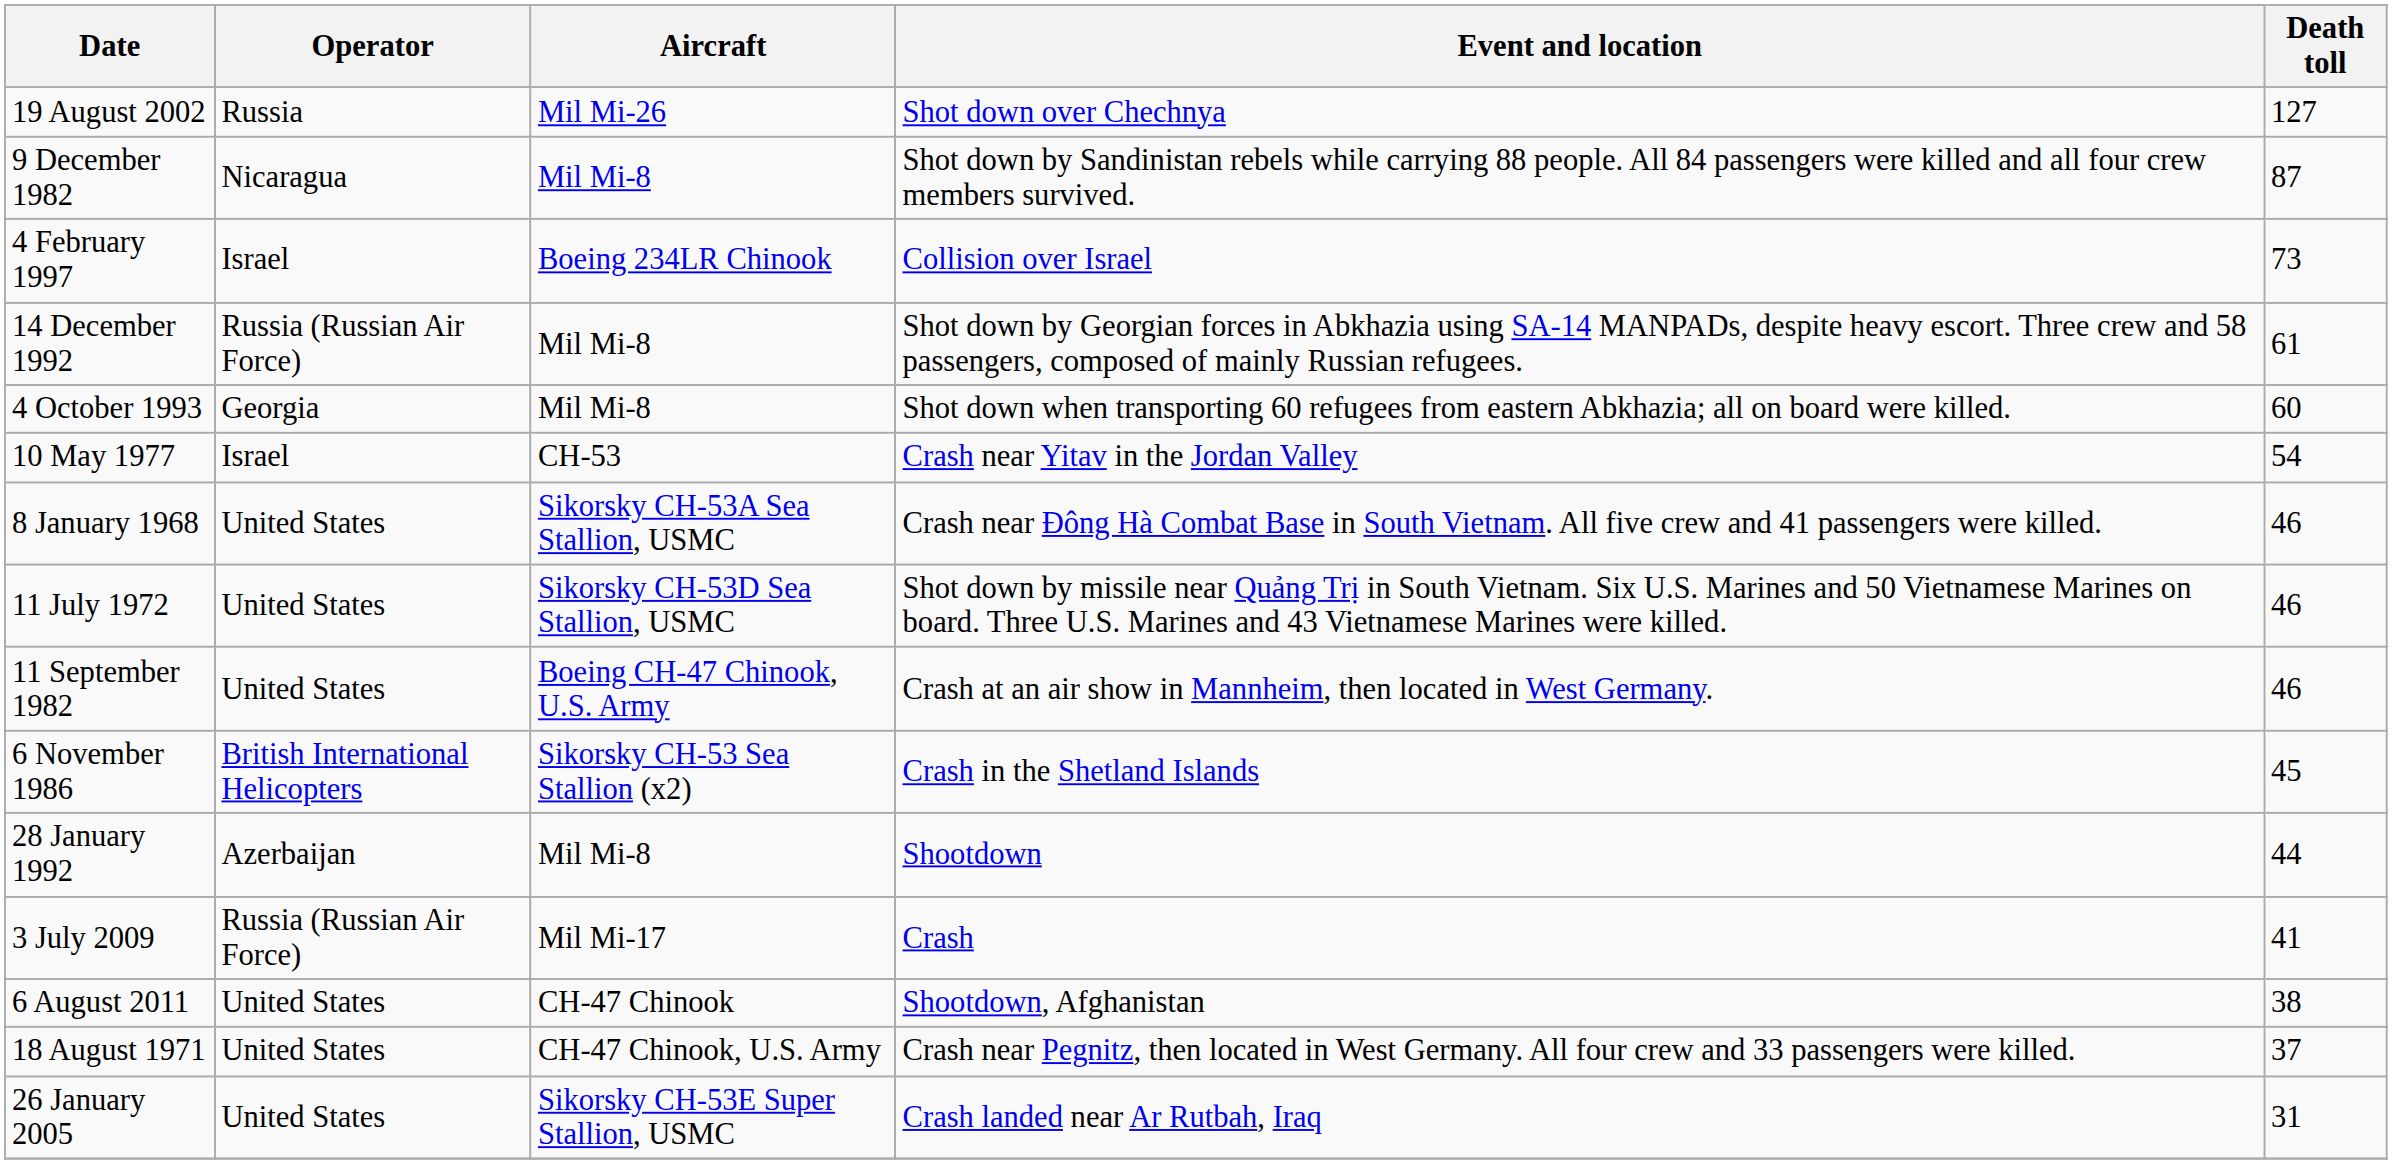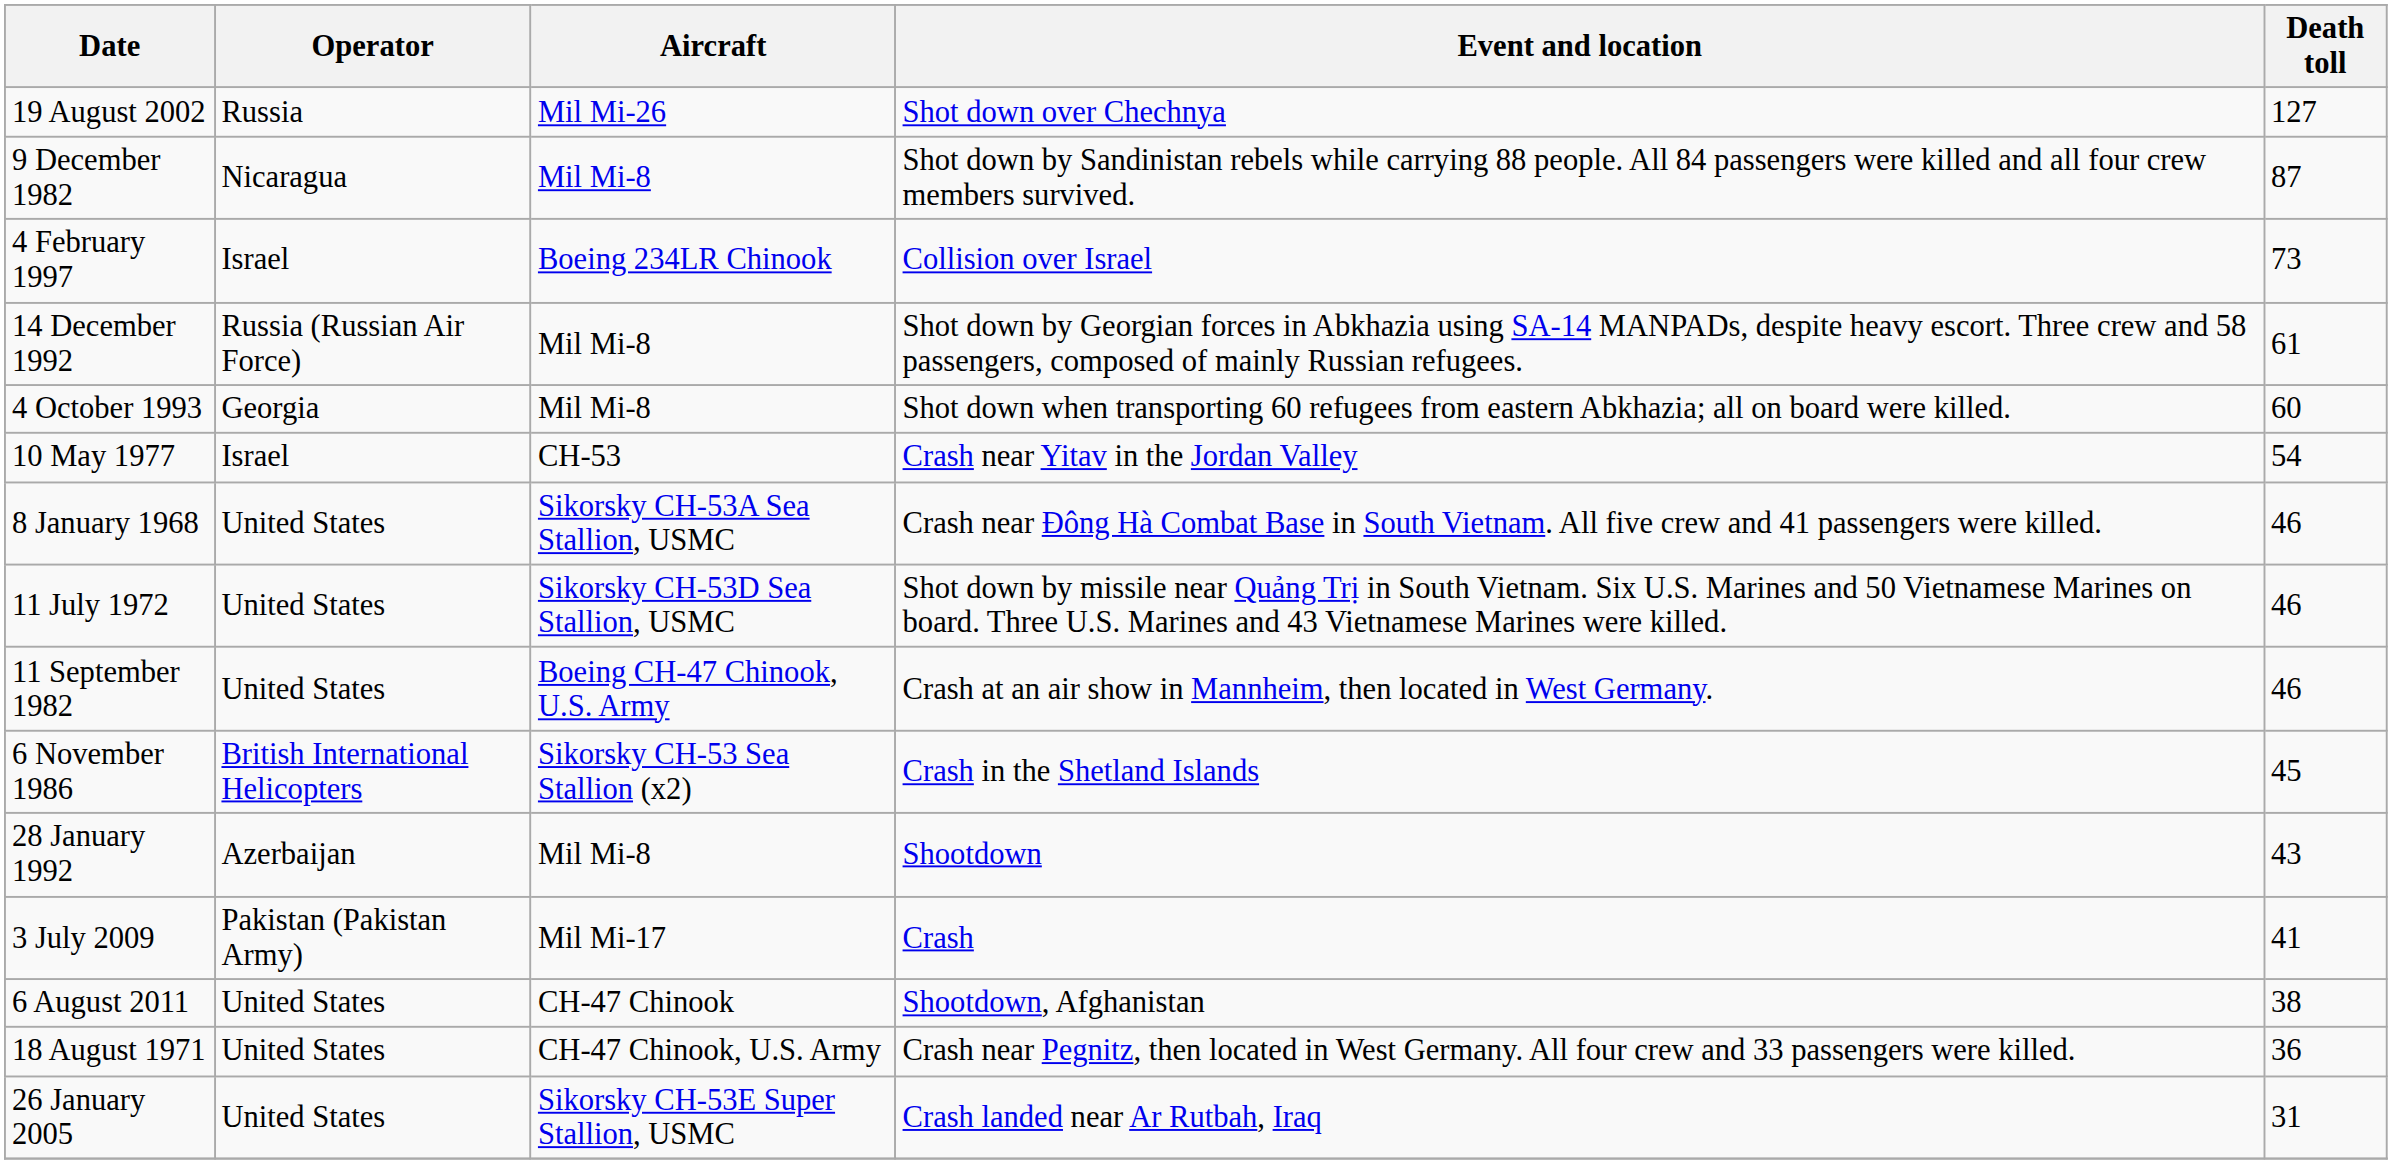(2286, 854) 44 -> (2286, 854) 43
(343, 936) Russia (Russian Air Force) -> (334, 936) Pakistan (Pakistan Army)
(2286, 1051) 37 -> (2286, 1051) 36
